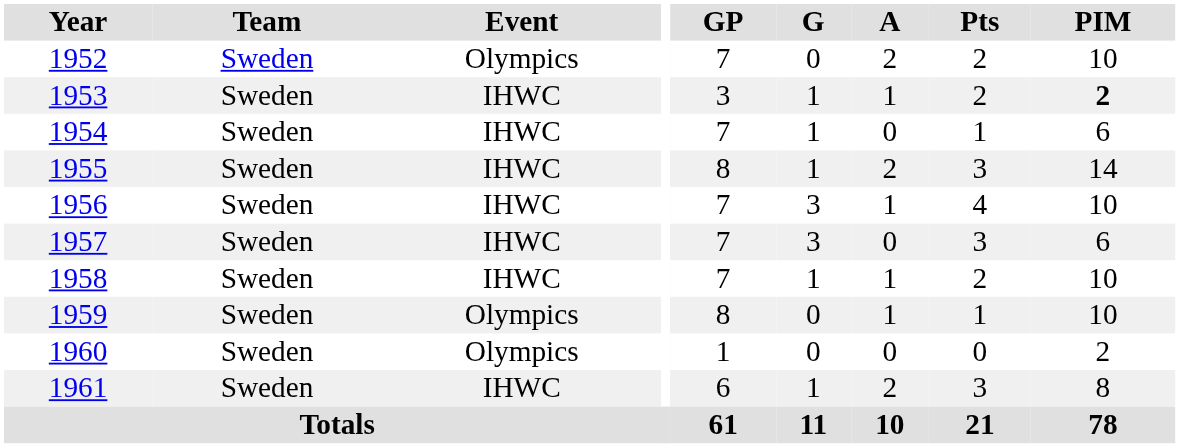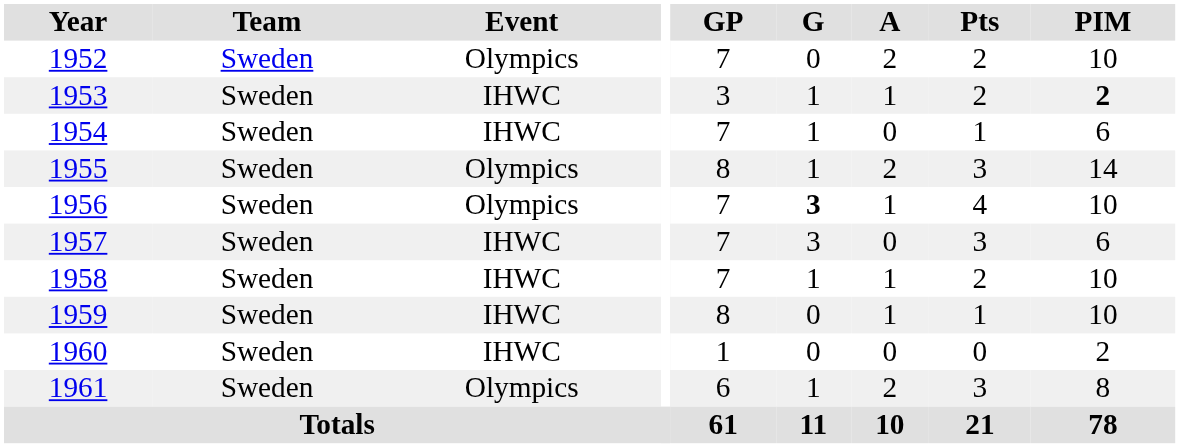(522, 168) IHWC -> (522, 168) Olympics
(522, 204) IHWC -> (522, 204) Olympics
(813, 204) normal -> (813, 204) bold
(522, 314) Olympics -> (522, 314) IHWC
(522, 351) Olympics -> (522, 351) IHWC
(522, 387) IHWC -> (522, 387) Olympics
